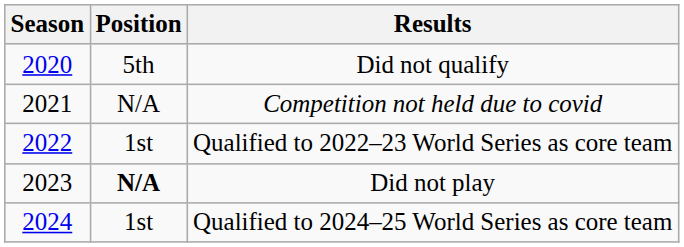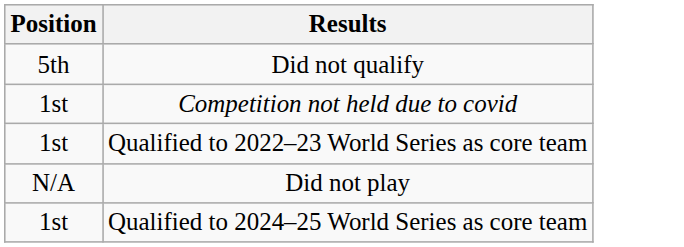- column: (47, 24)
(139, 103) N/A -> (54, 103) 1st
(139, 182) bold -> (54, 182) normal
